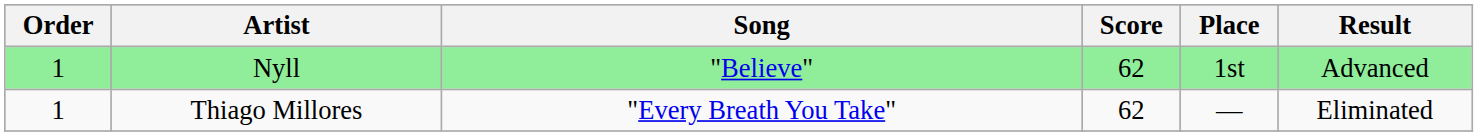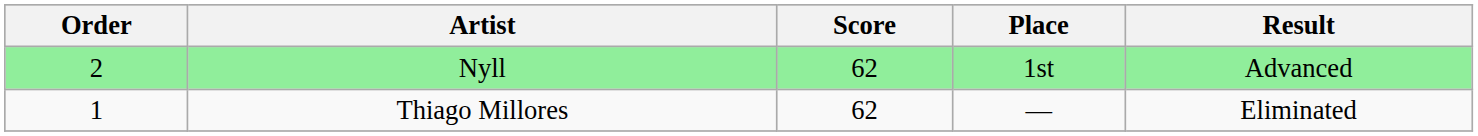- column: (762, 25)
(58, 67) 1 -> (96, 67) 2
